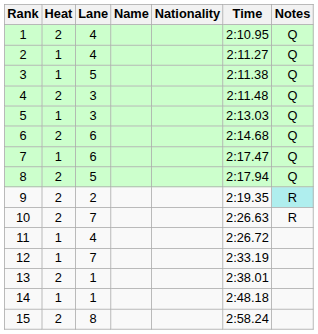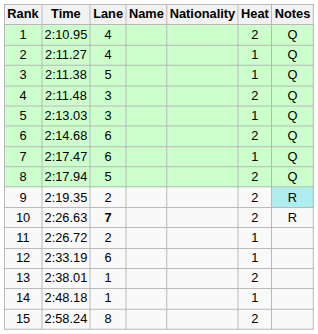columns swapped: (58, 14) <-> (247, 14)
(93, 217) normal -> (108, 217) bold
(93, 237) 4 -> (108, 237) 2
(93, 258) 7 -> (108, 258) 6
